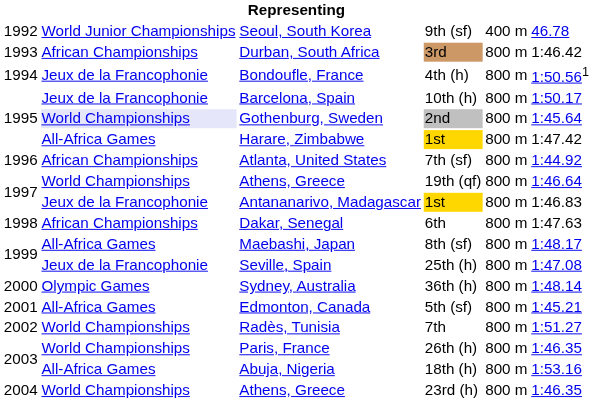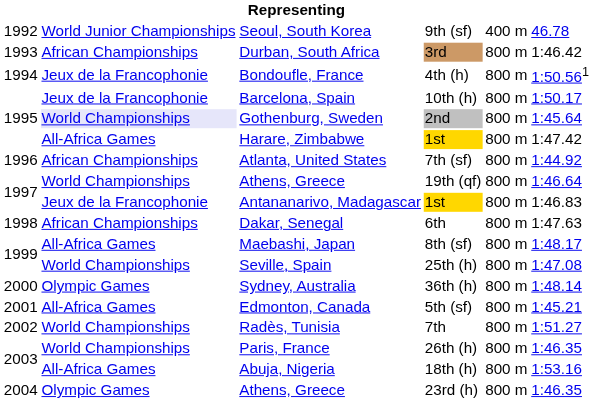(125, 265) Jeux de la Francophonie -> (116, 265) World Championships
(116, 390) World Championships -> (96, 390) Olympic Games
